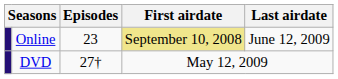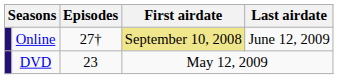(91, 39) 23 -> (91, 39) 27†
(91, 62) 27† -> (91, 62) 23
